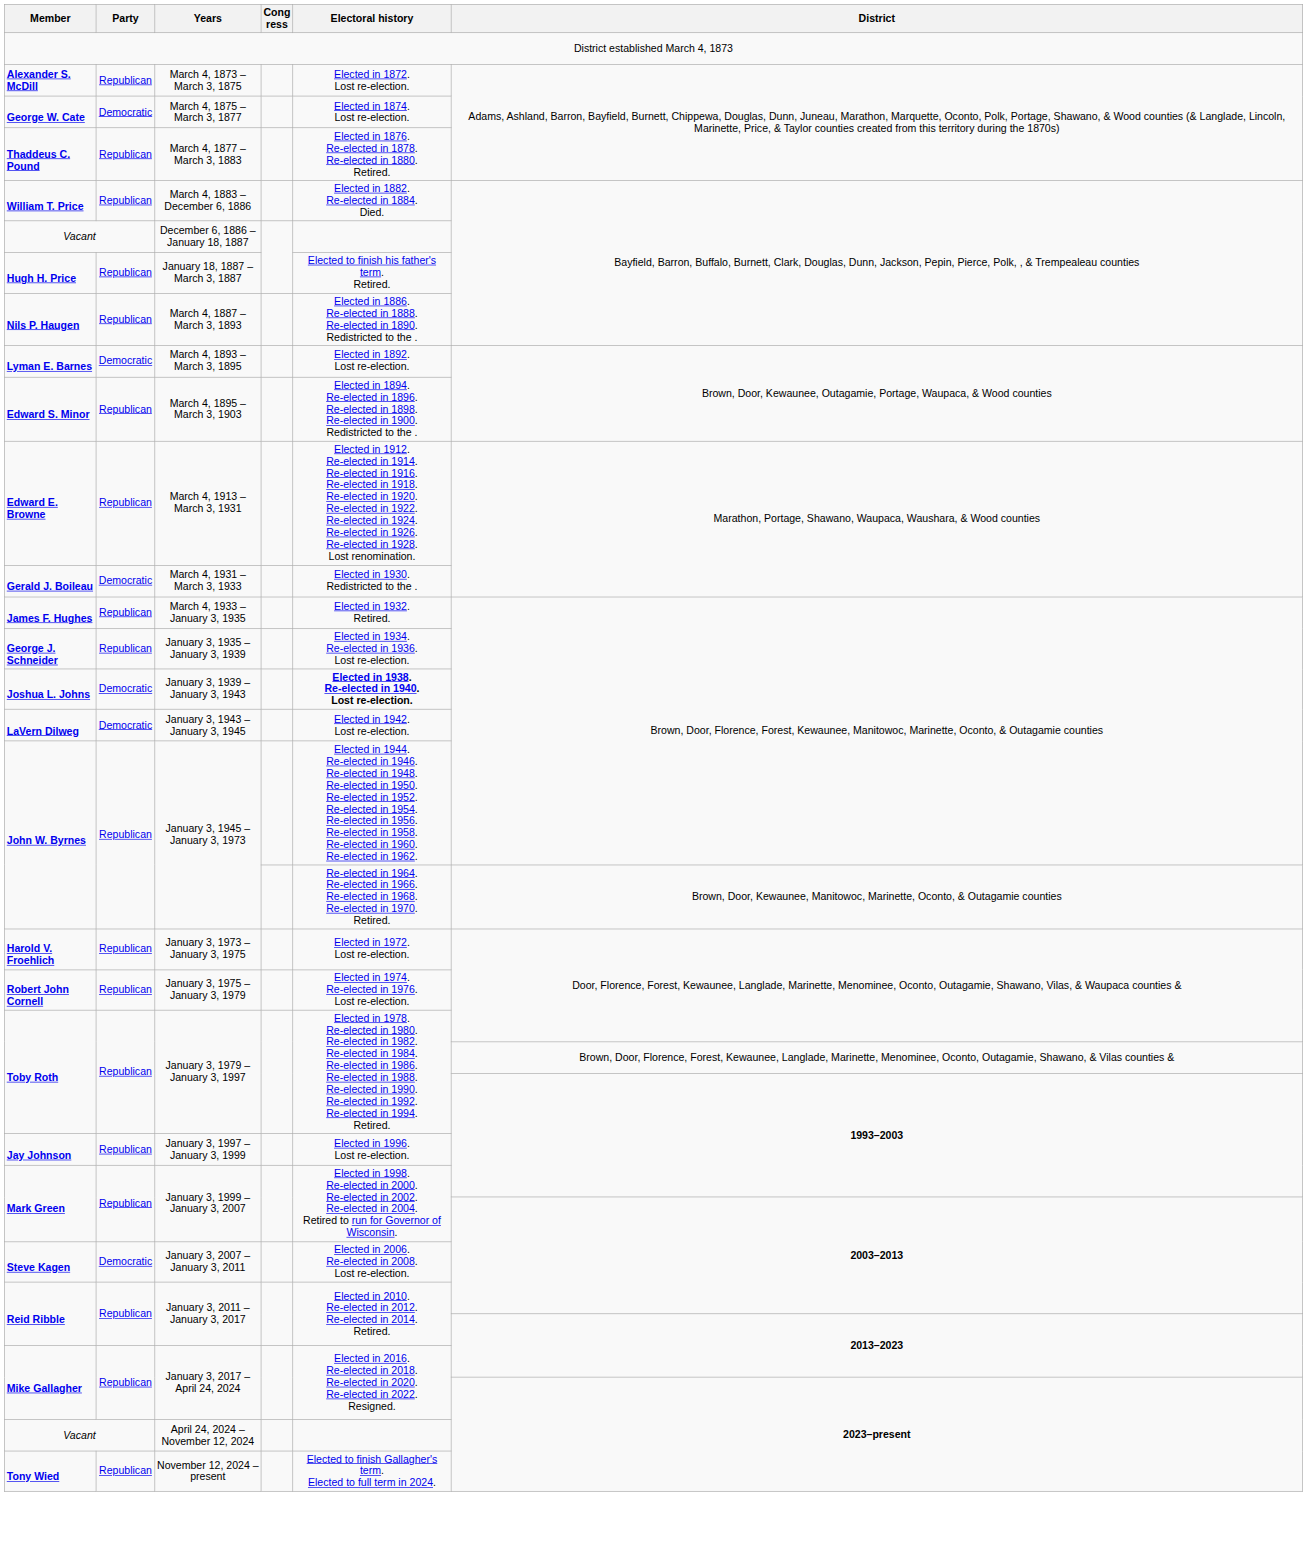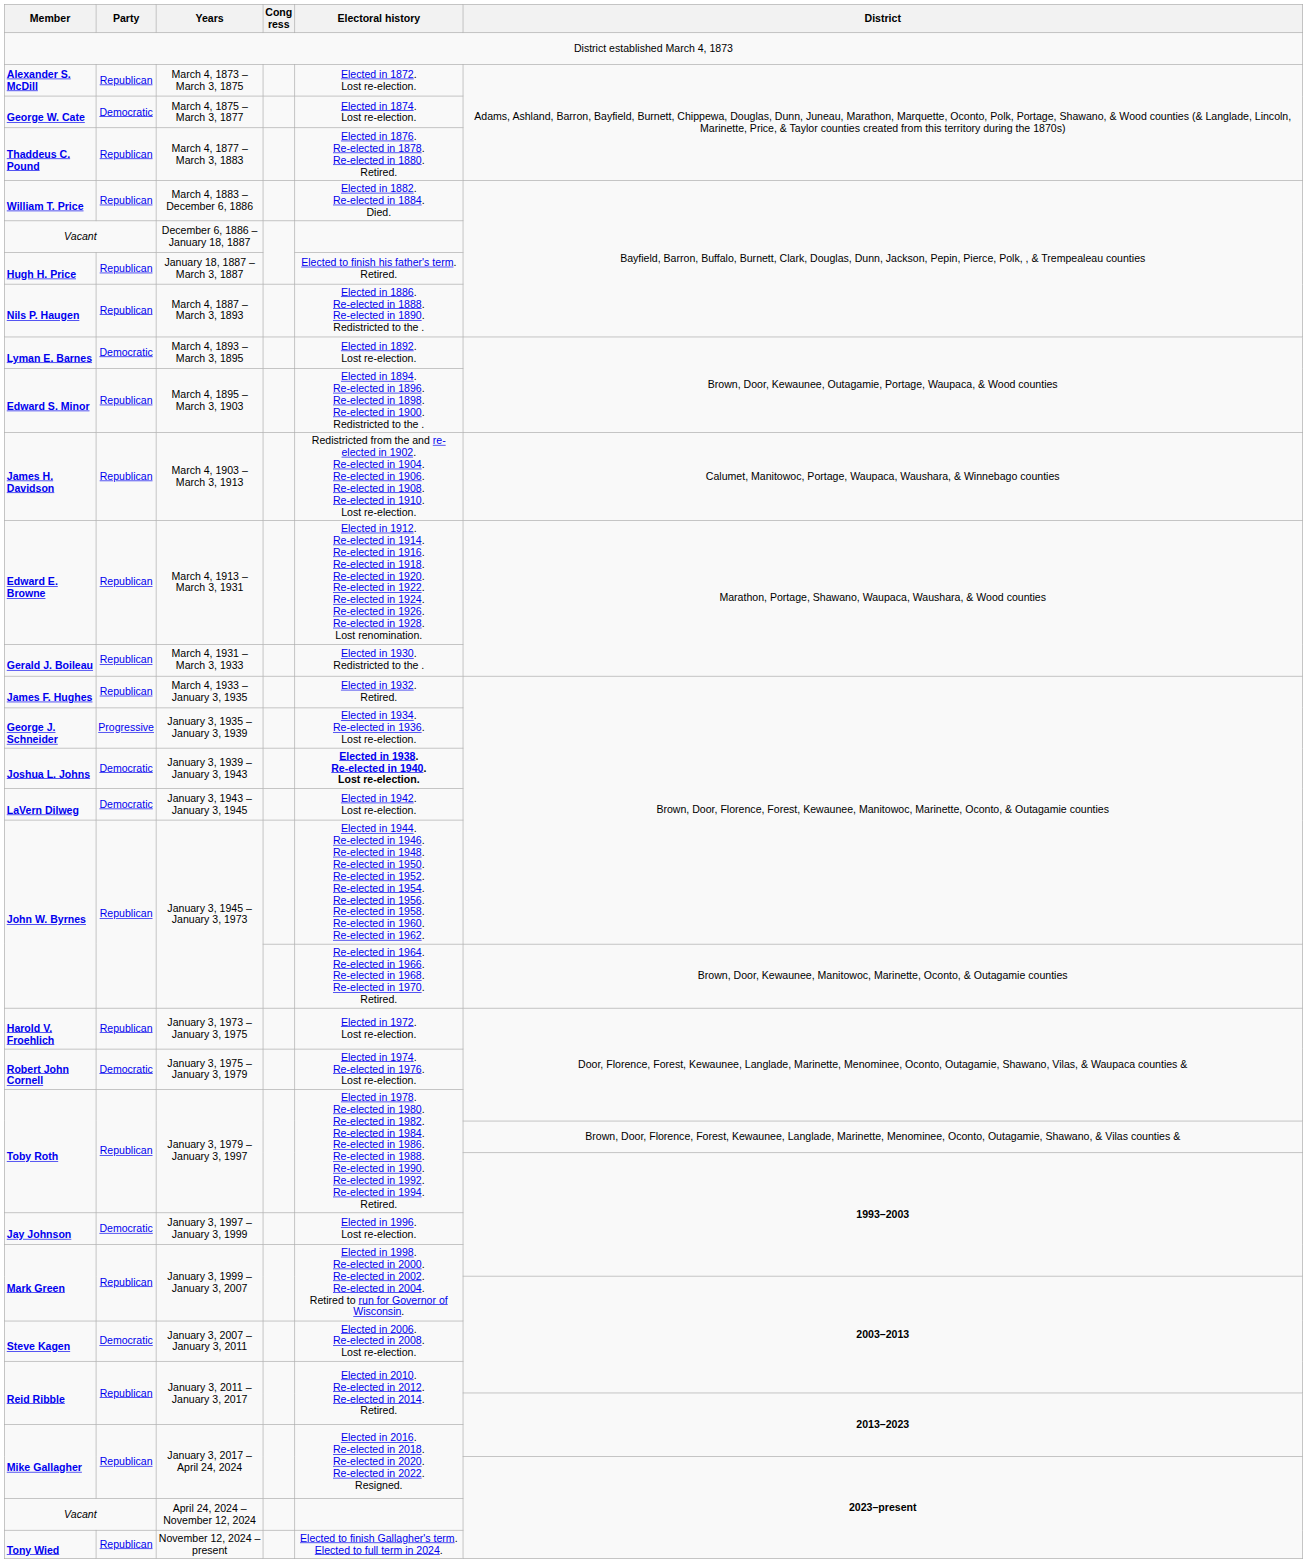+ row: (31, 482)
(125, 581) Democratic -> (126, 660) Republican
(125, 648) Republican -> (126, 728) Progressive
(125, 990) Republican -> (126, 1069) Democratic
(125, 1149) Republican -> (126, 1228) Democratic
